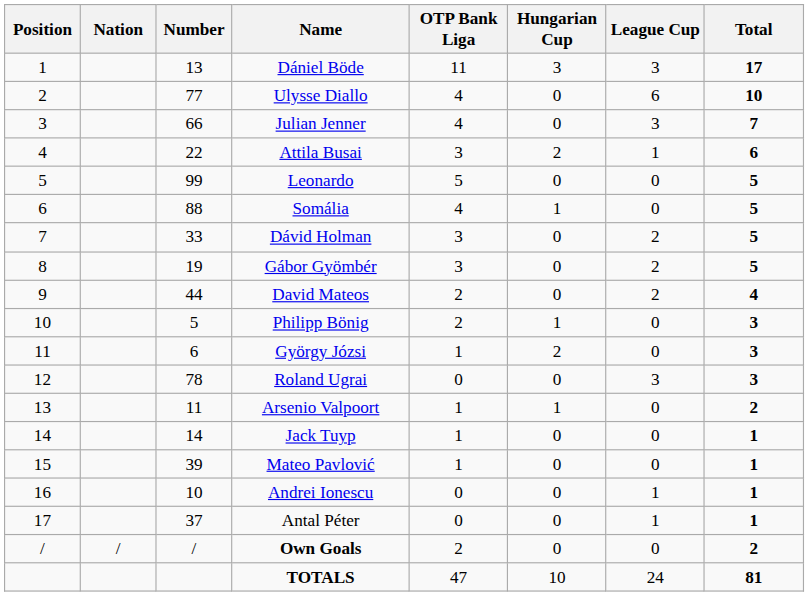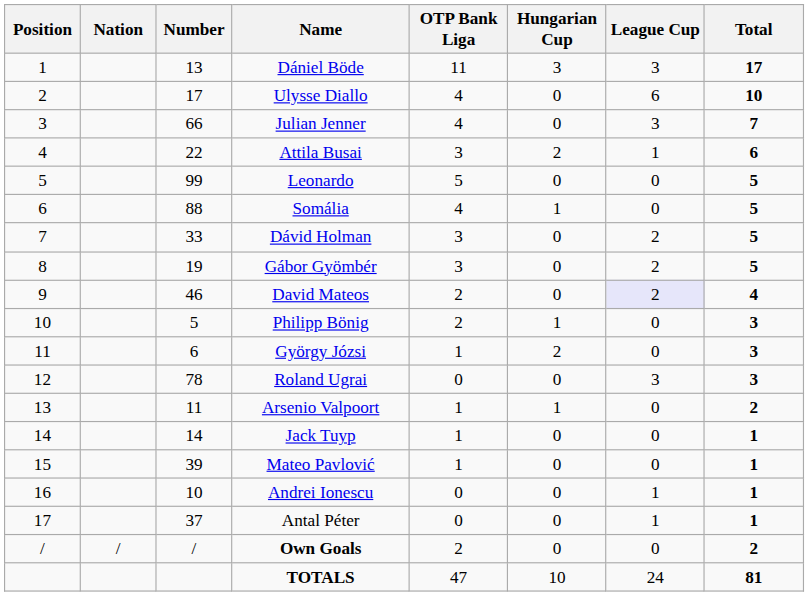(194, 95) 77 -> (194, 95) 17
(194, 294) 44 -> (194, 294) 46
(655, 294) no background -> (655, 294) lavender background
